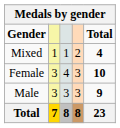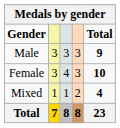rows swapped: (27, 93) <-> (27, 53)
